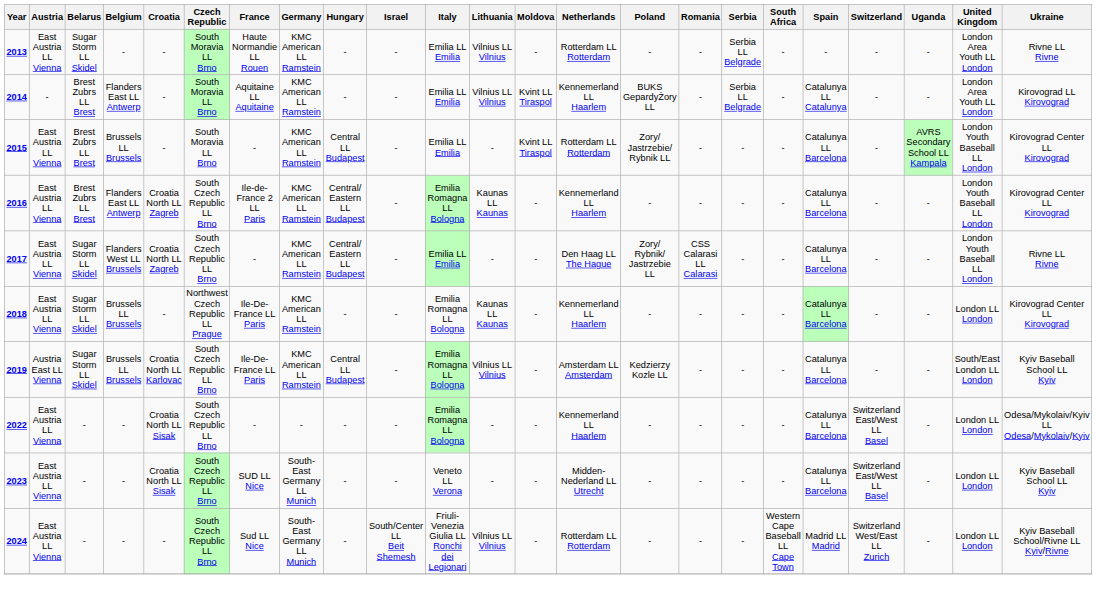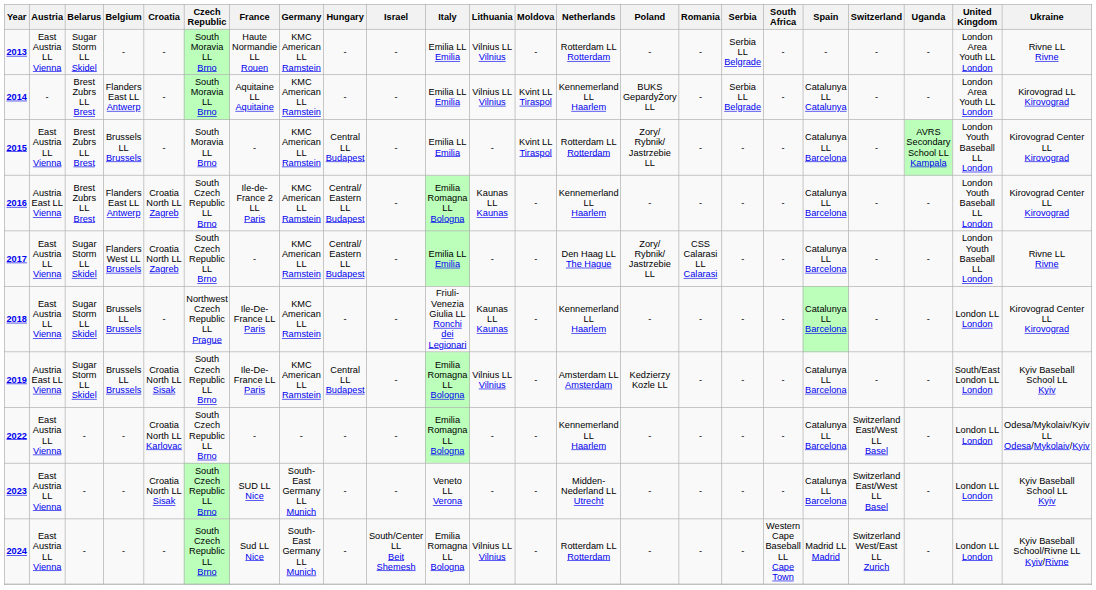(650, 148) Zory/ Jastrzebie/ Rybnik LL -> (650, 148) Zory/ Rybnik/ Jastrzebie LL
(47, 203) East Austria LL Vienna -> (47, 203) Austria East LL Vienna
(447, 314) Emilia Romagna LL Bologna -> (447, 320) Friuli-Venezia Giulia LL Ronchi dei Legionari
(164, 370) Croatia North LL Karlovac -> (164, 380) Croatia North LL Sisak
(164, 425) Croatia North LL Sisak -> (164, 436) Croatia North LL Karlovac
(447, 542) Friuli-Venezia Giulia LL Ronchi dei Legionari -> (447, 552) Emilia Romagna LL Bologna
